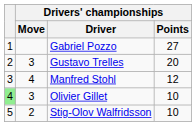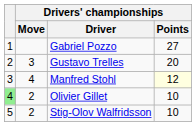(173, 79) no background -> (173, 79) lightyellow background
(31, 96) 3 -> (31, 96) 2
